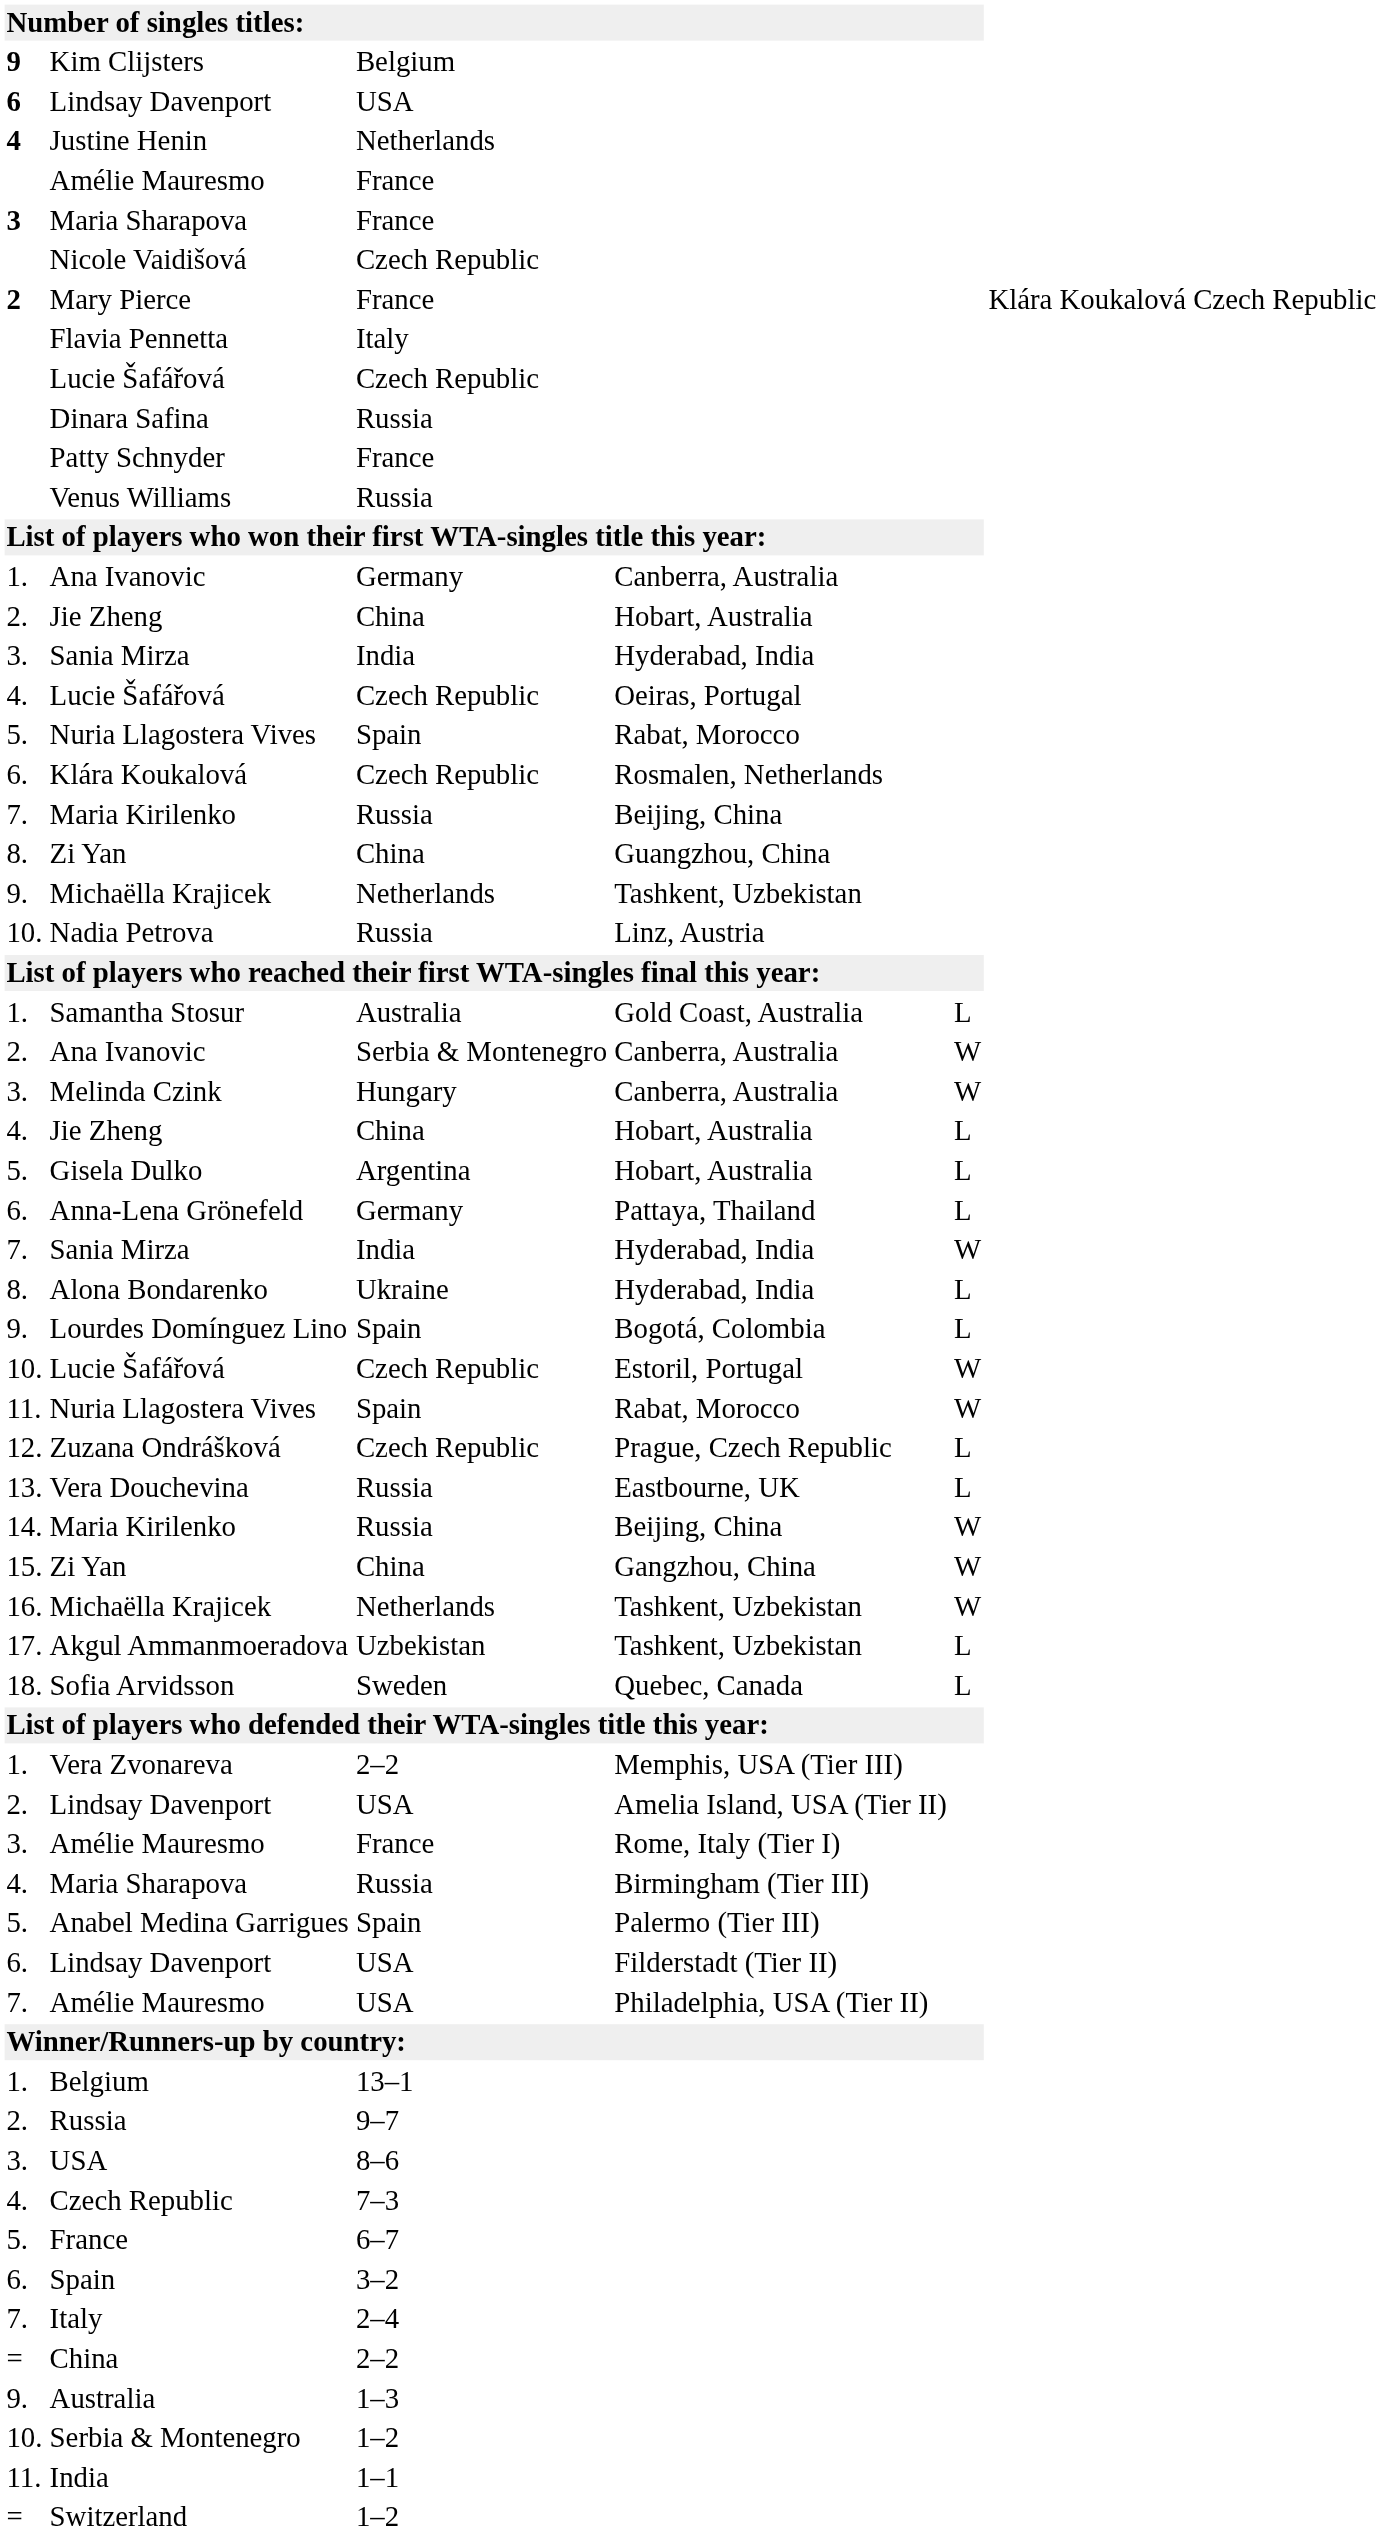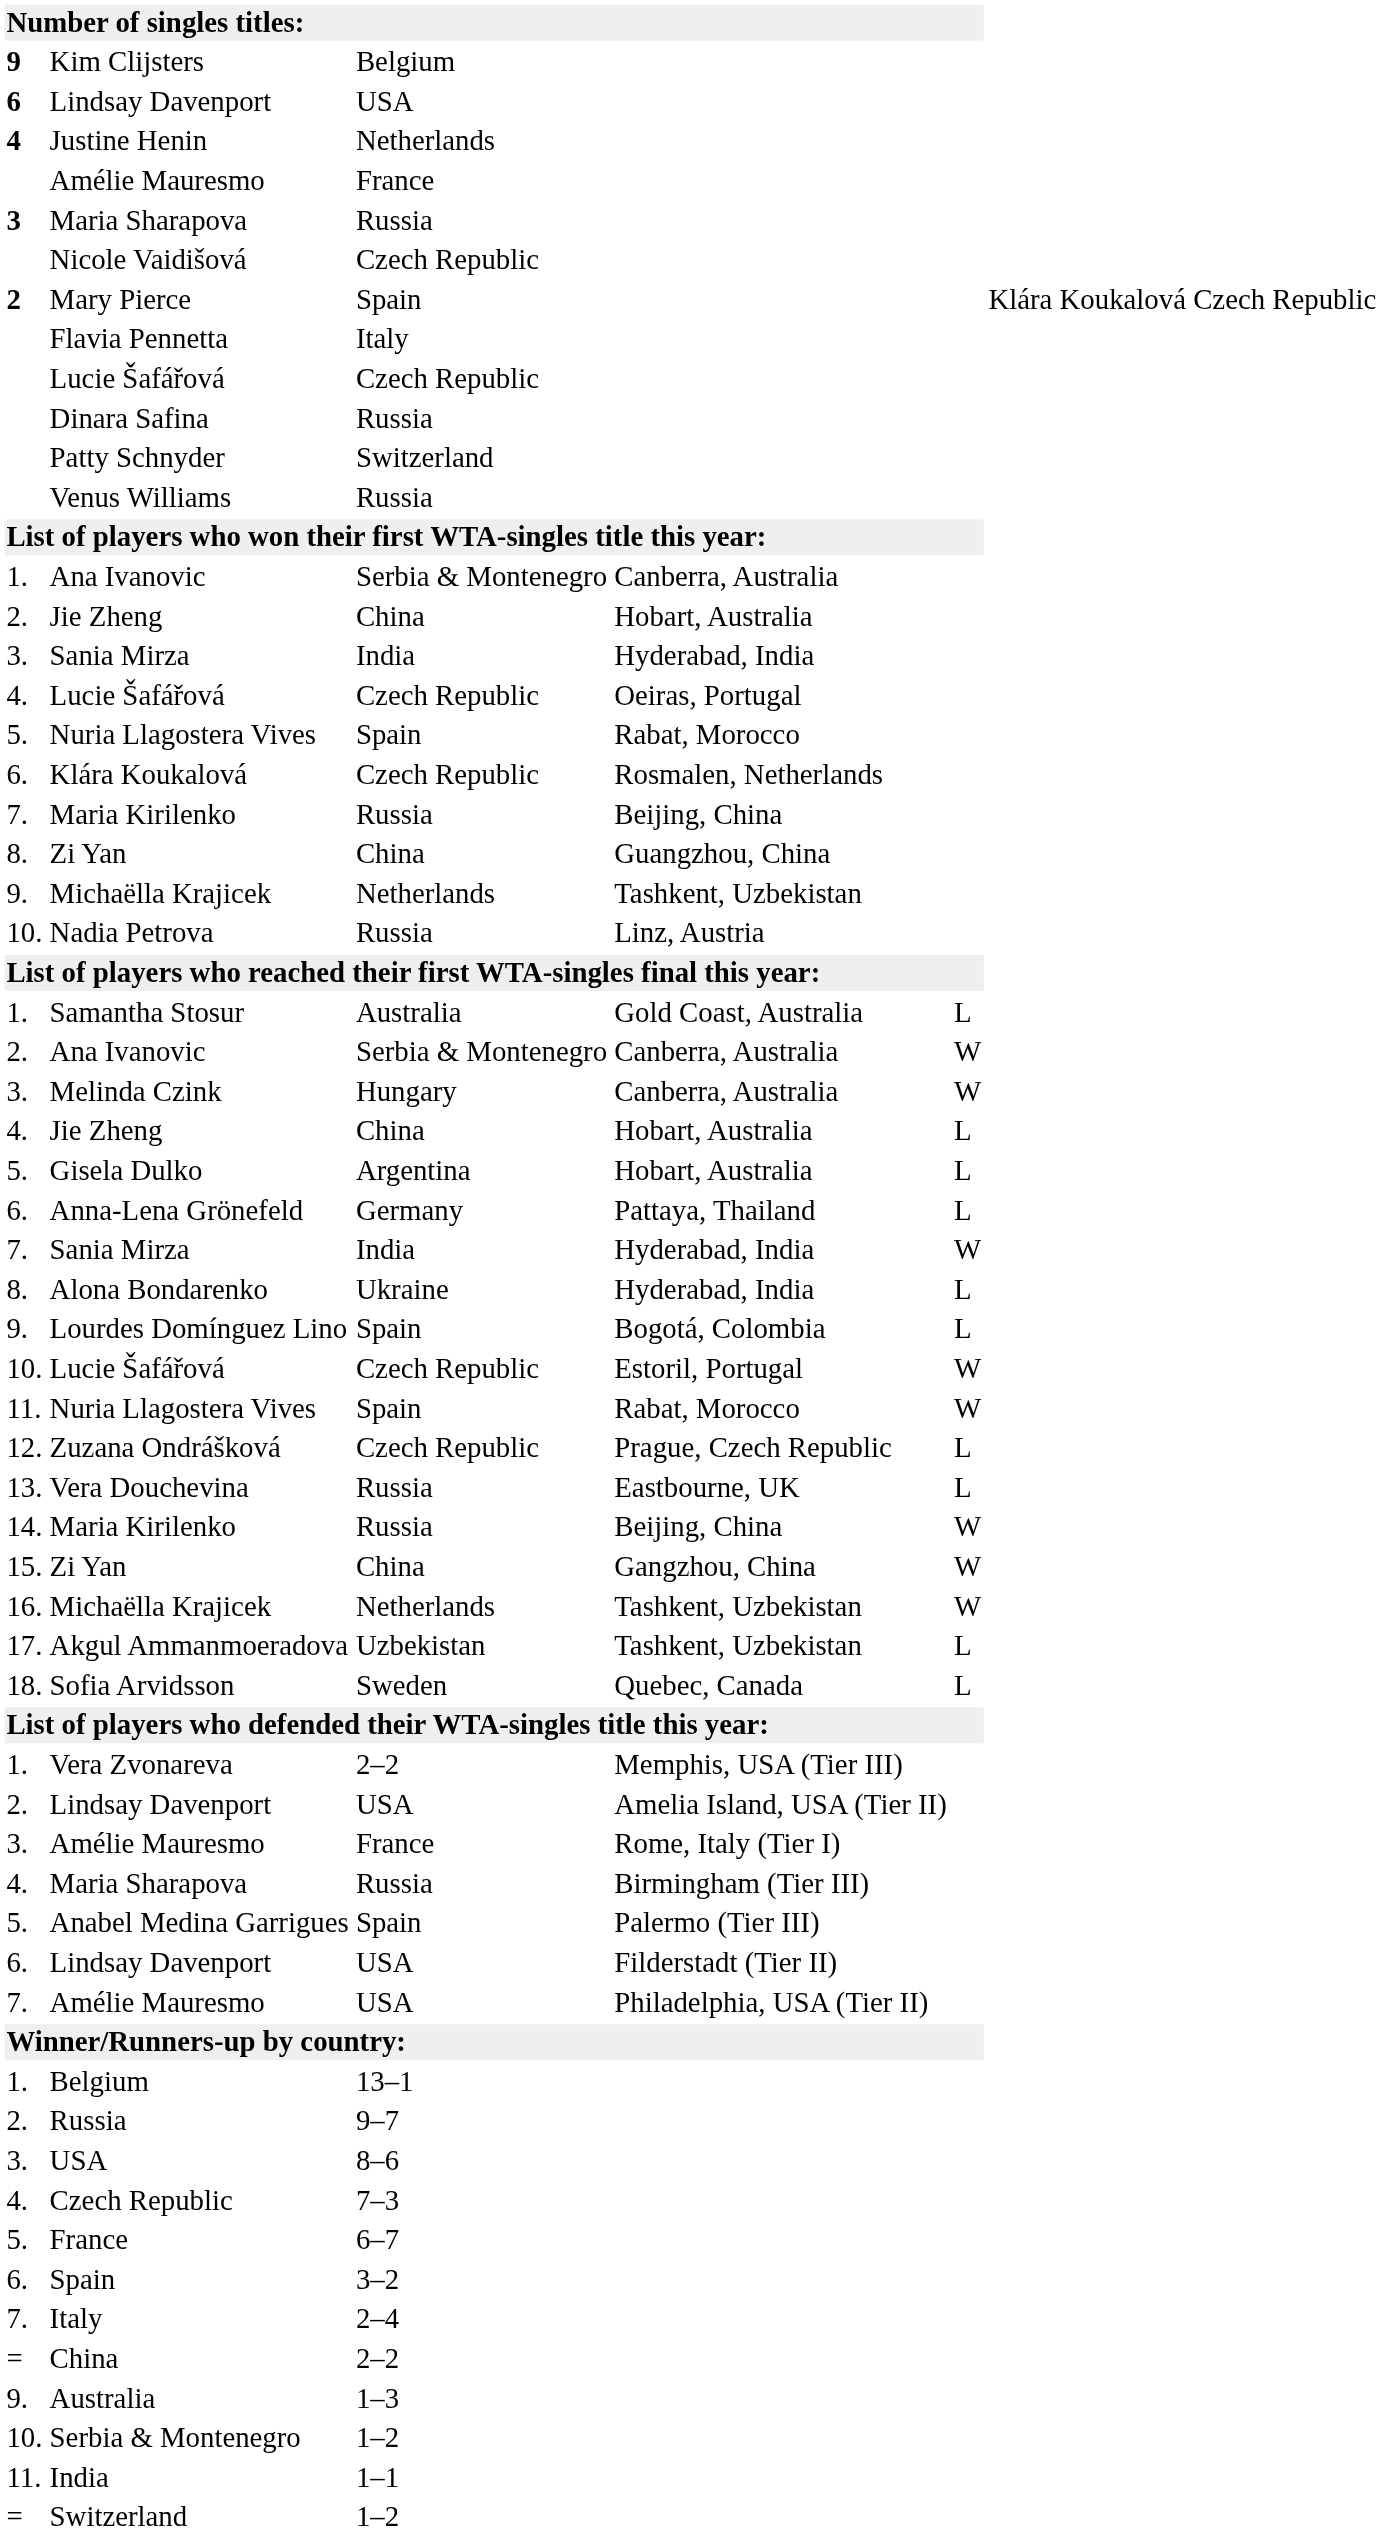(395, 220) France -> (394, 220) Russia
(395, 299) France -> (389, 299) Spain
(395, 457) France -> (425, 457) Switzerland
(409, 576) Germany -> (481, 576) Serbia & Montenegro
